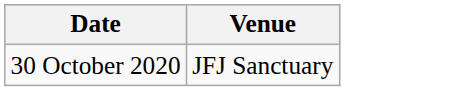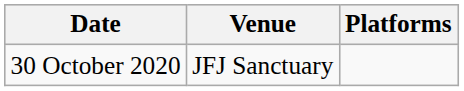+ column: (398, 24)
